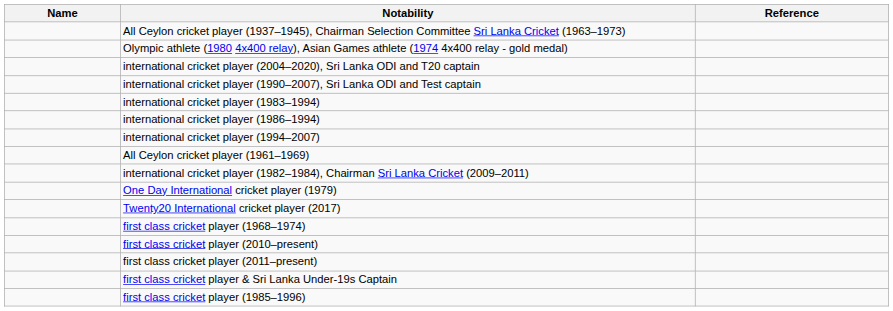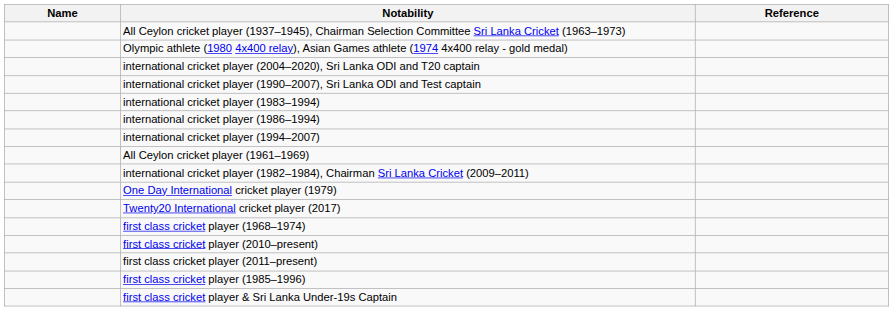rows swapped: (214, 297) <-> (260, 279)
